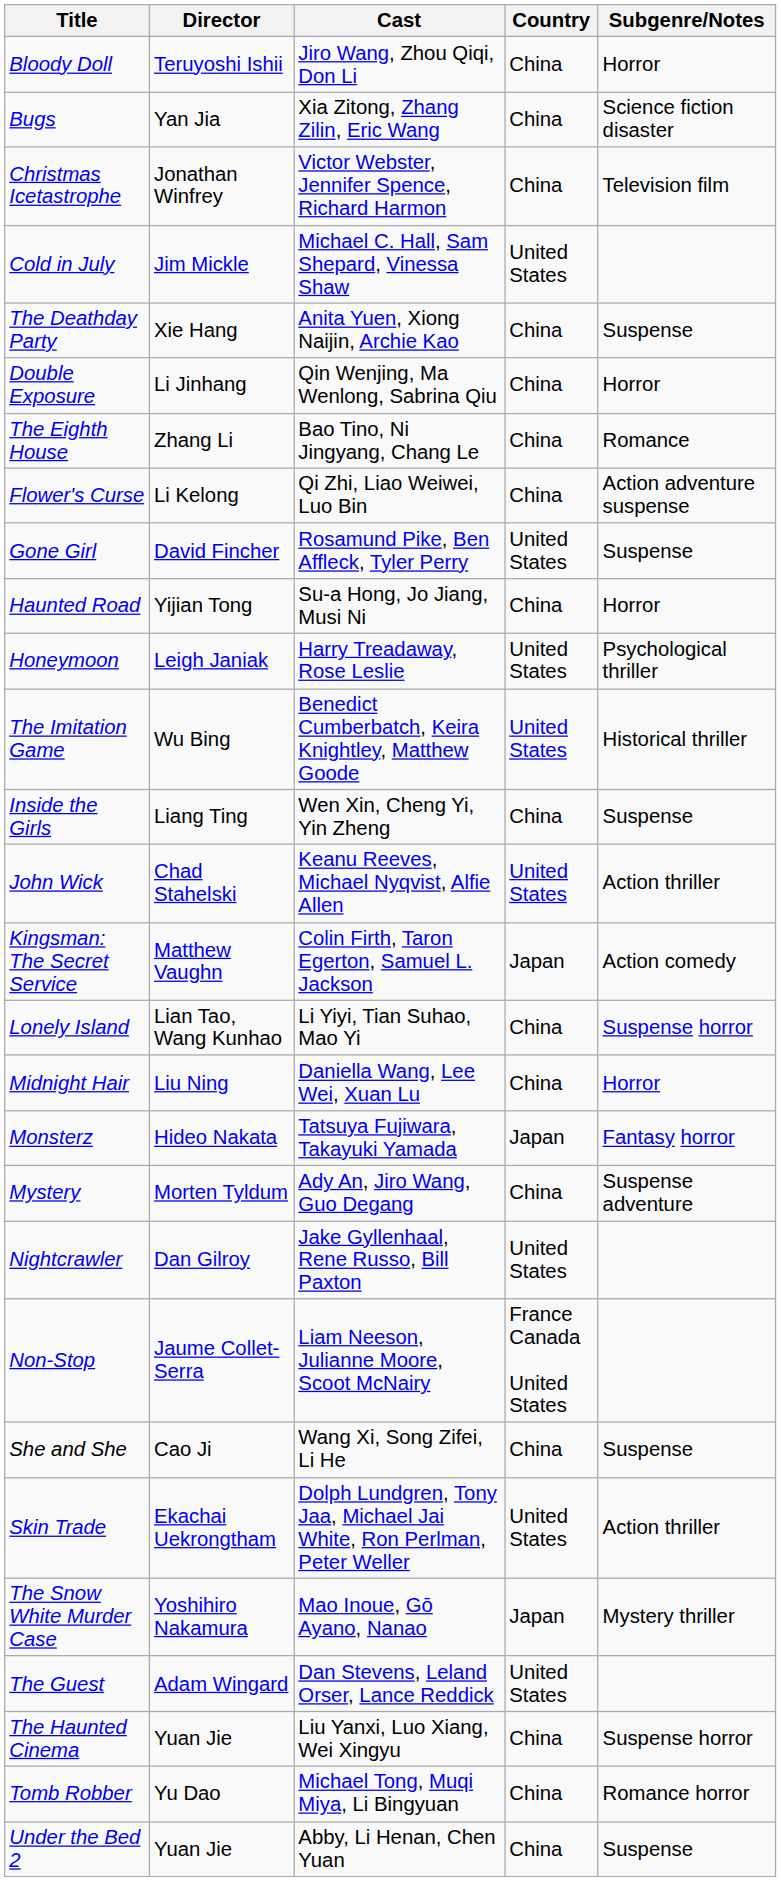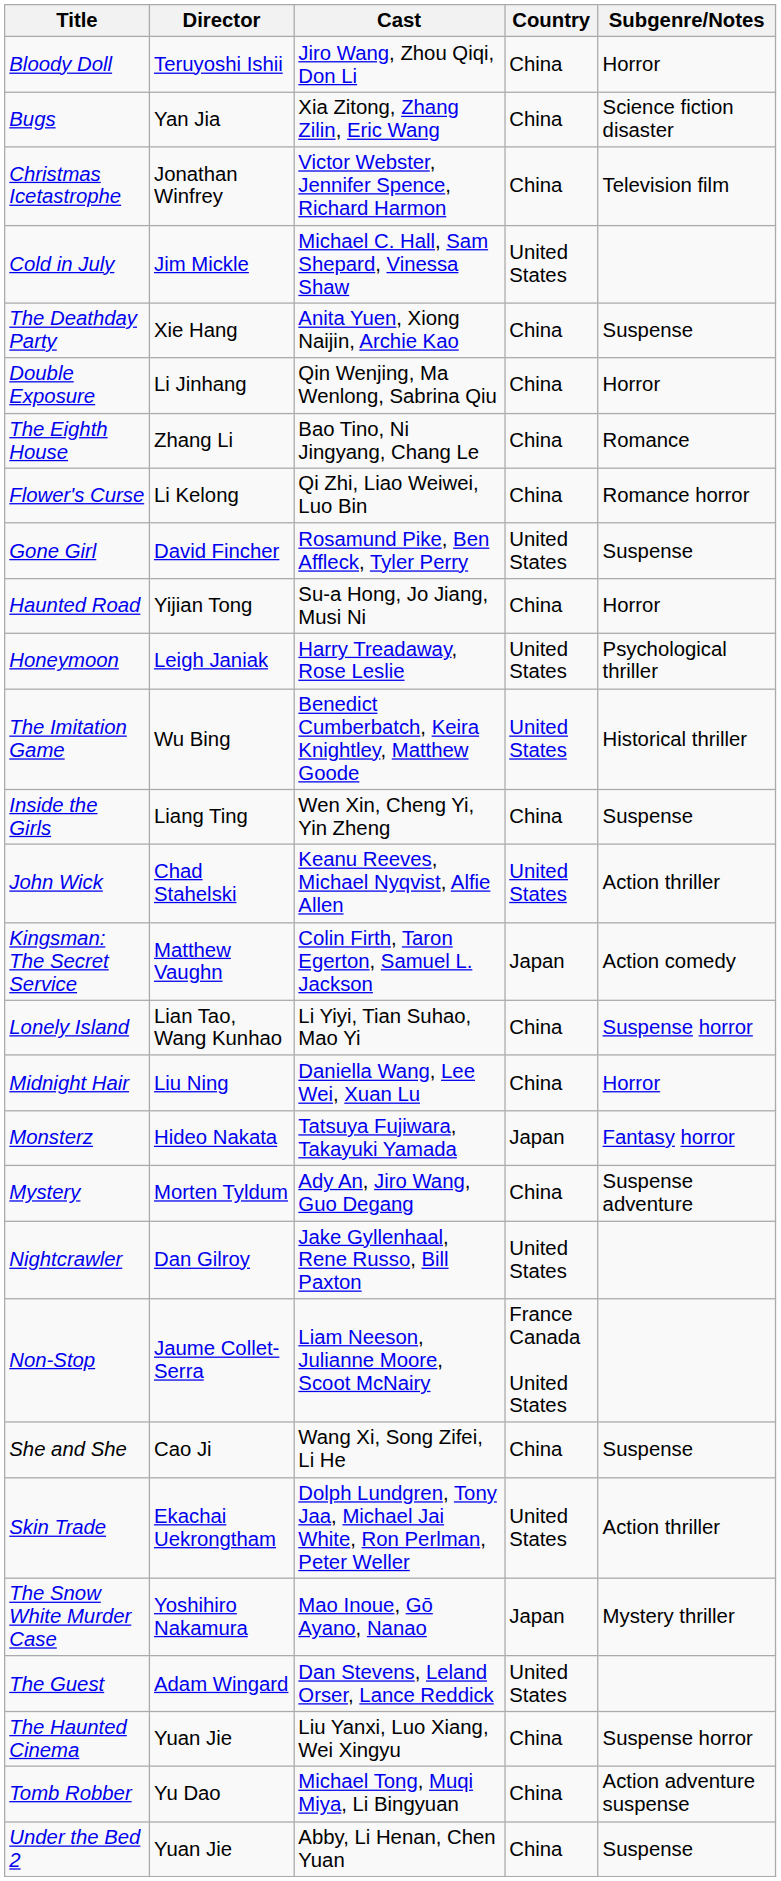(679, 495) Action adventure suspense -> (676, 495) Romance horror
(676, 1793) Romance horror -> (679, 1793) Action adventure suspense
